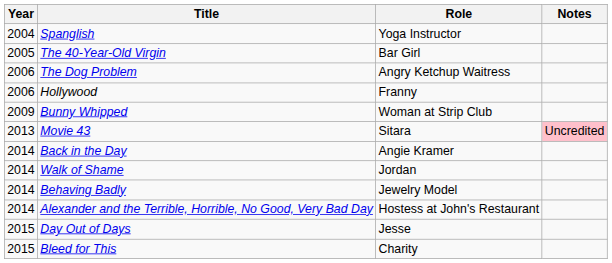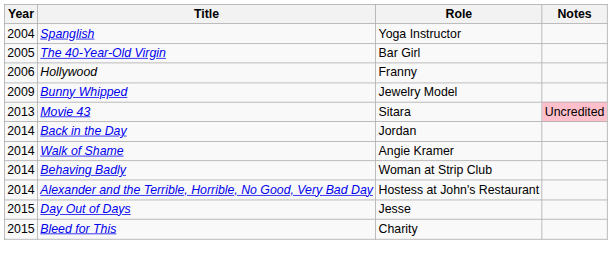- row: (89, 72)
(435, 111) Woman at Strip Club -> (418, 92) Jewelry Model
(416, 151) Angie Kramer -> (397, 131) Jordan
(397, 170) Jordan -> (416, 151) Angie Kramer
(418, 190) Jewelry Model -> (435, 170) Woman at Strip Club
